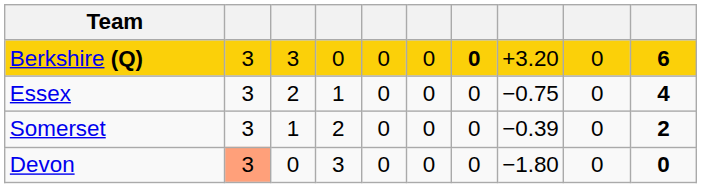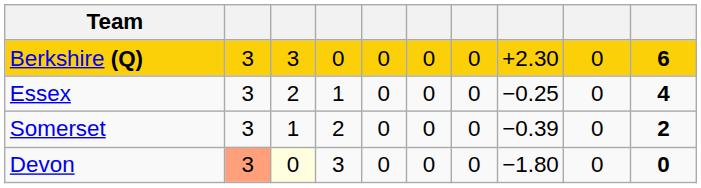(474, 57) bold -> (474, 57) normal
(530, 57) +3.20 -> (530, 57) +2.30
(530, 93) −0.75 -> (530, 93) −0.25
(293, 164) no background -> (293, 164) lightyellow background
